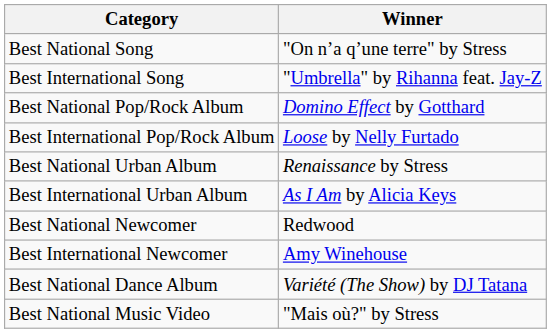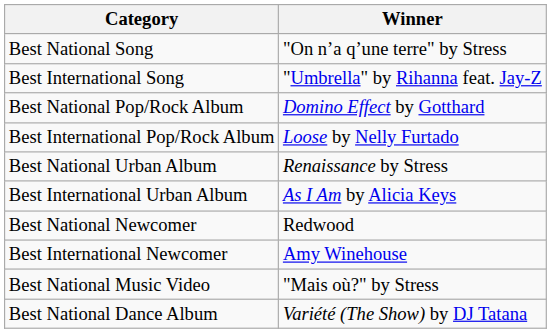rows swapped: (113, 284) <-> (109, 313)
